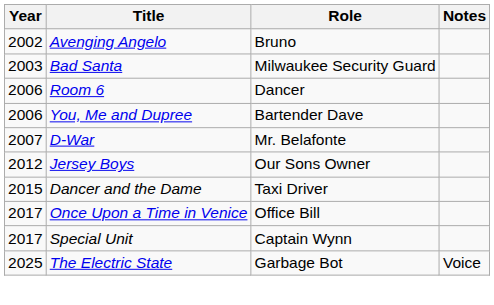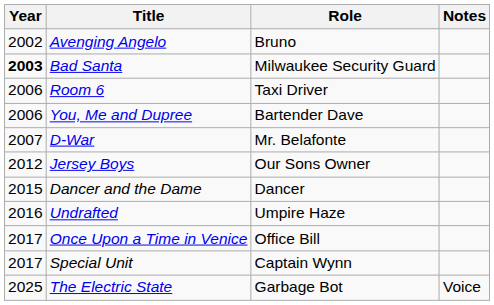(25, 66) normal -> (25, 66) bold
(280, 90) Dancer -> (291, 90) Taxi Driver
(291, 189) Taxi Driver -> (280, 189) Dancer
+ row: (84, 213)
